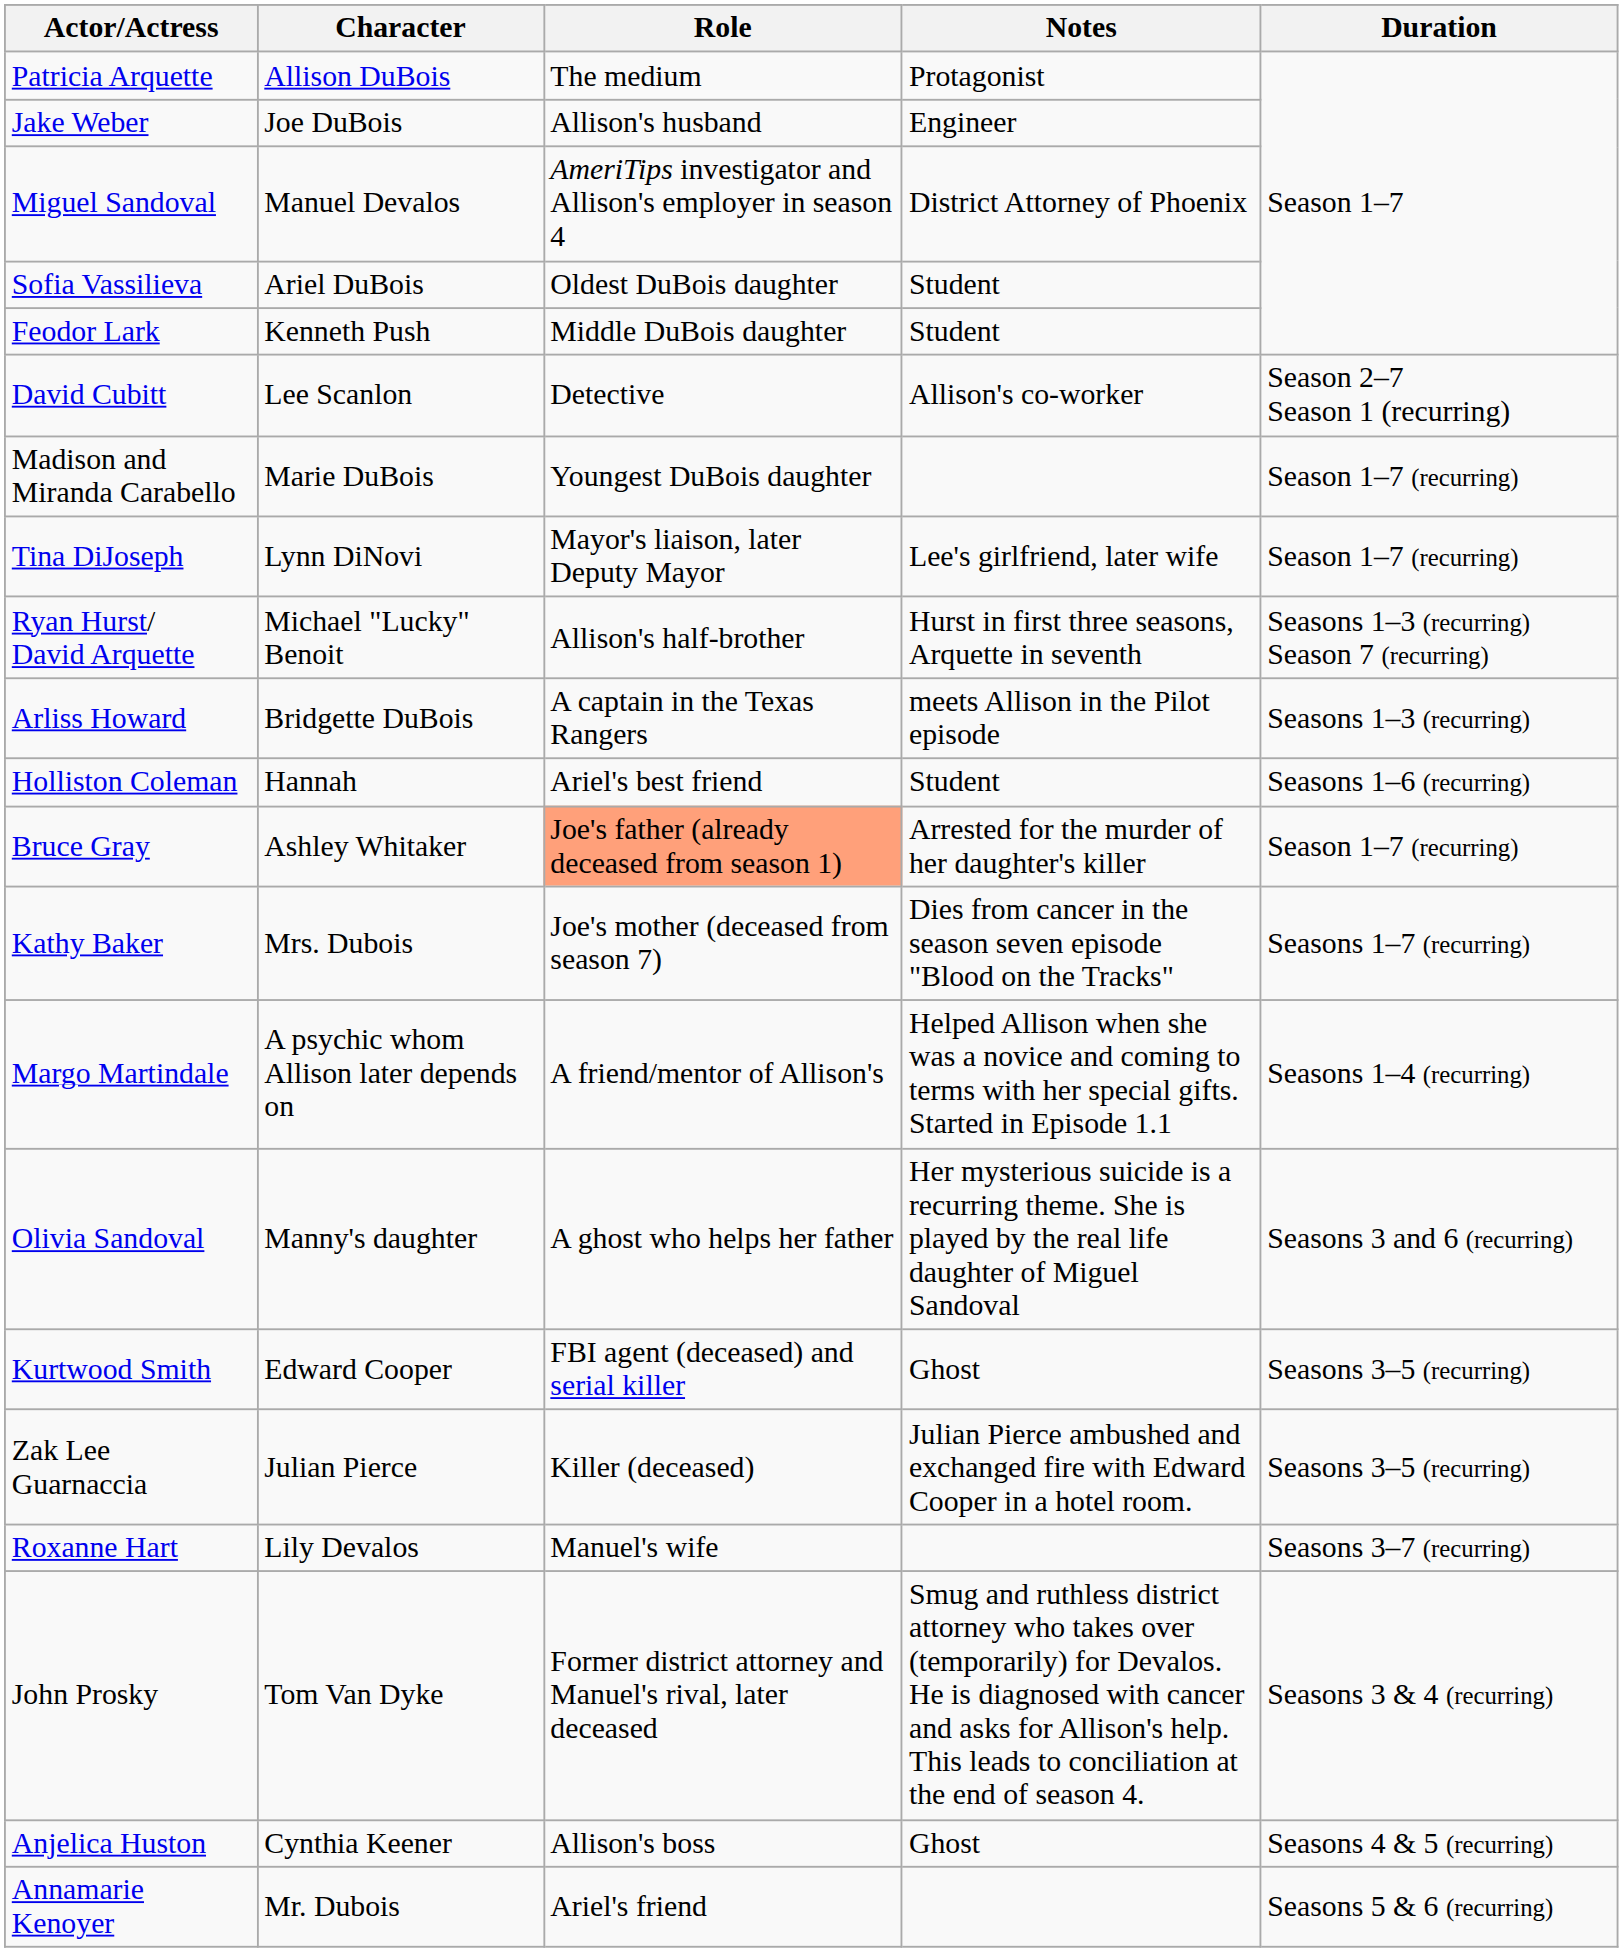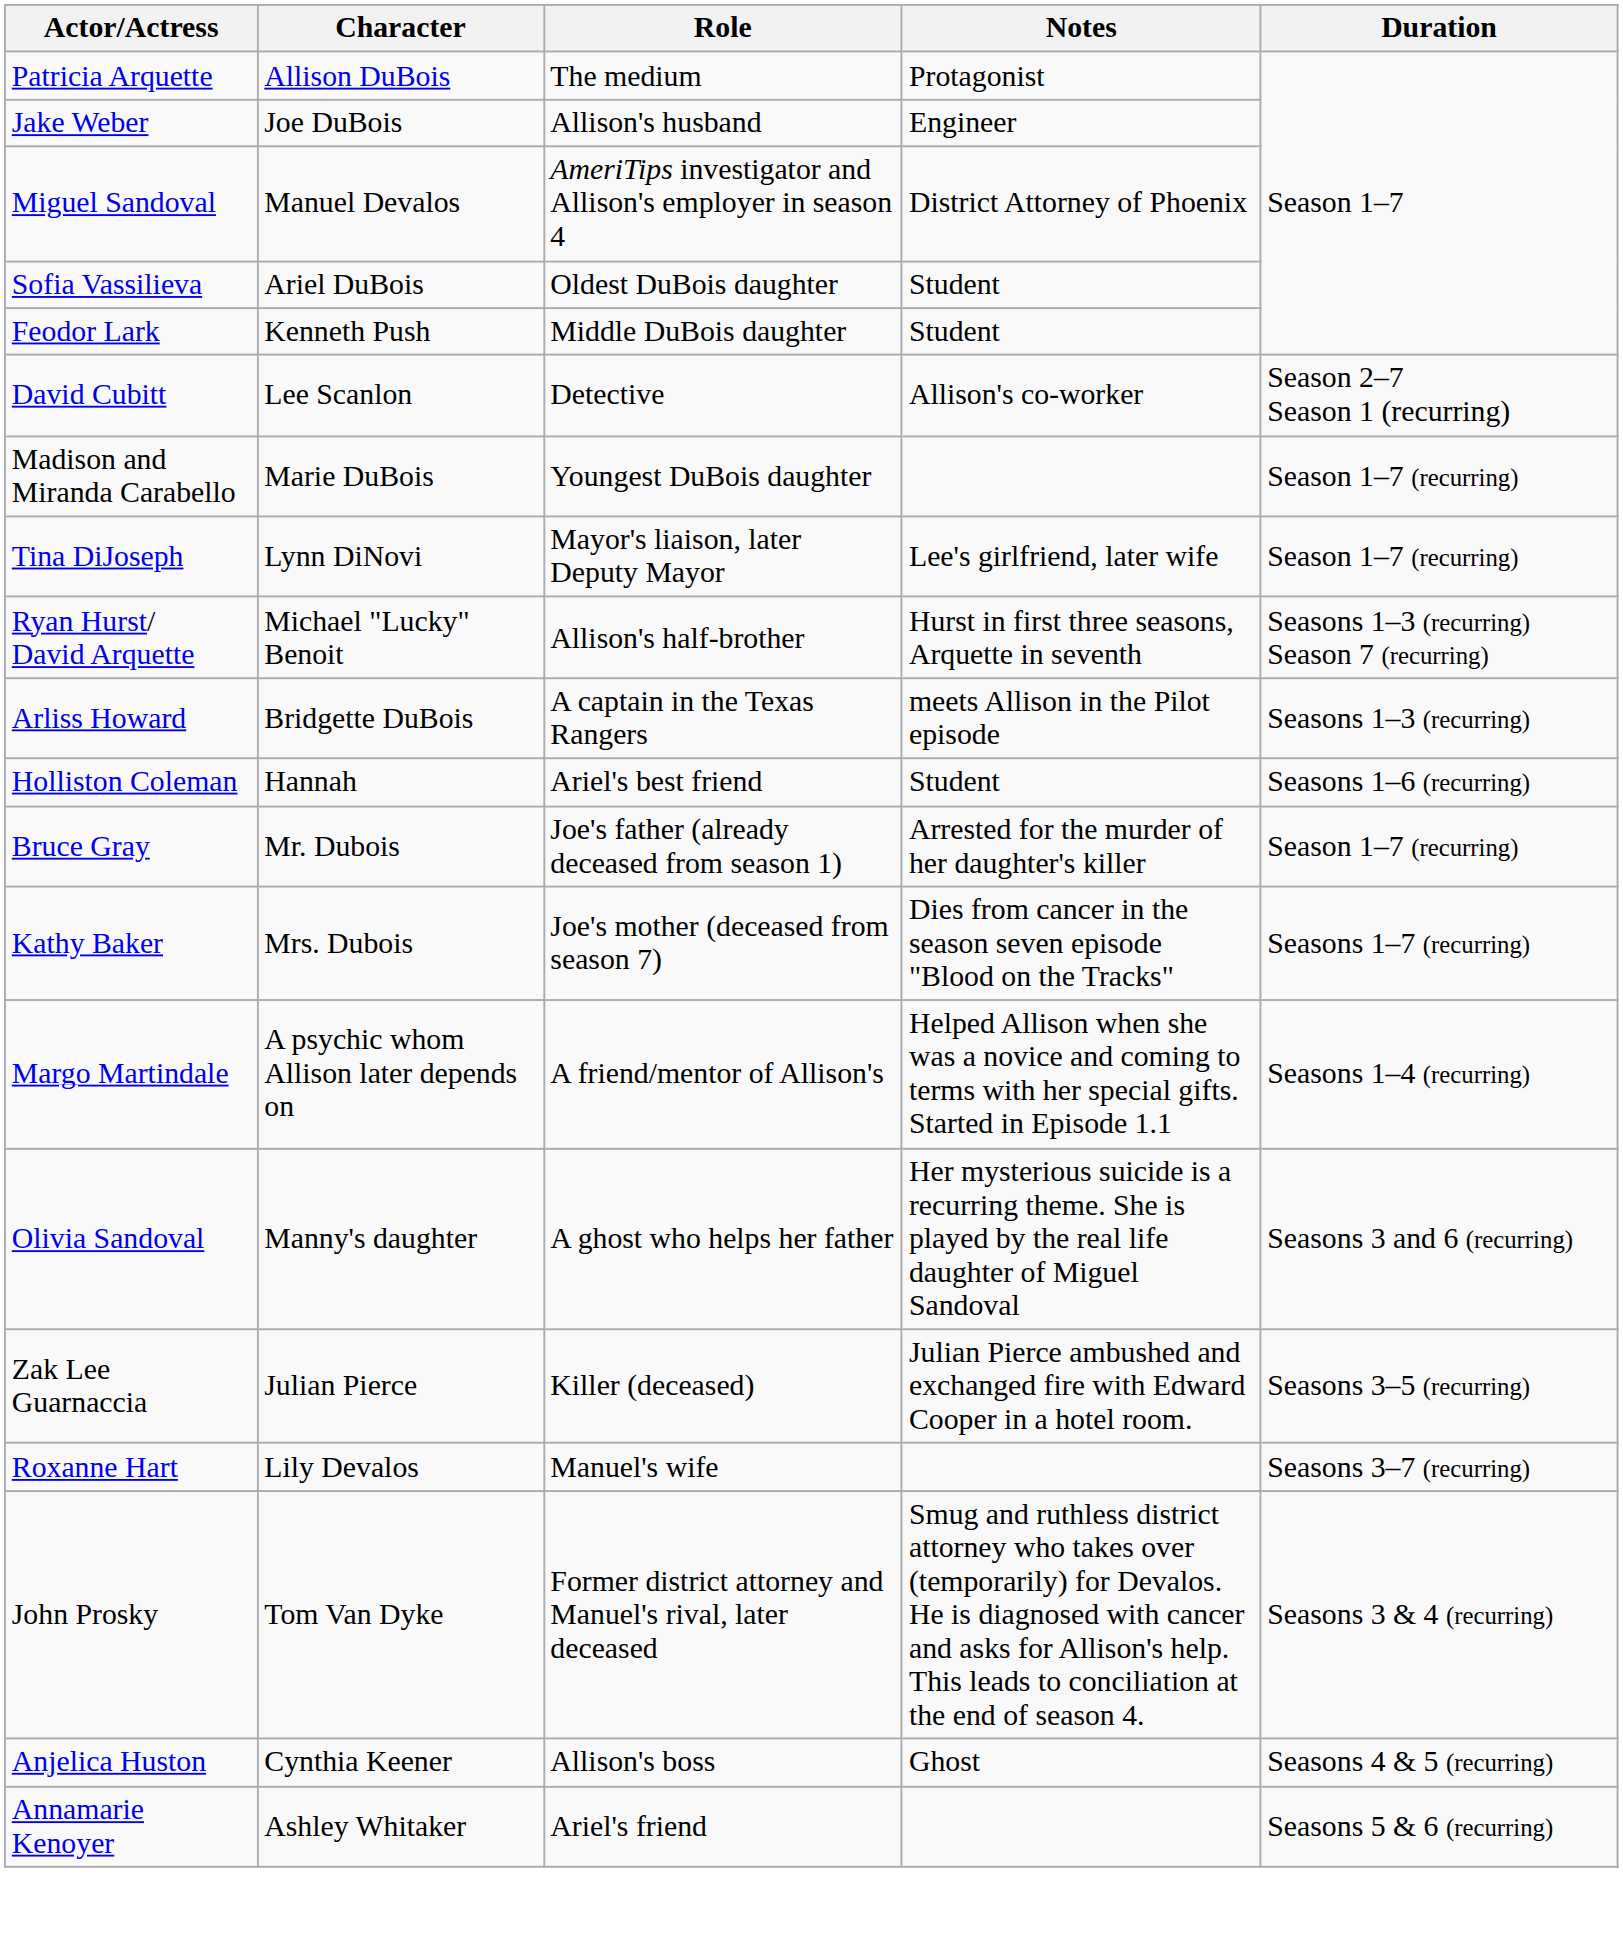(365, 845) Ashley Whitaker -> (332, 845) Mr. Dubois
(696, 845) lightsalmon background -> (696, 845) no background
- row: (111, 1369)
(332, 1906) Mr. Dubois -> (365, 1825) Ashley Whitaker
